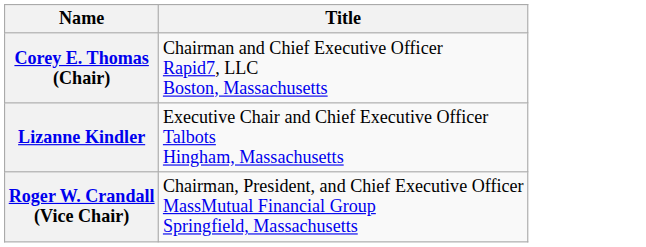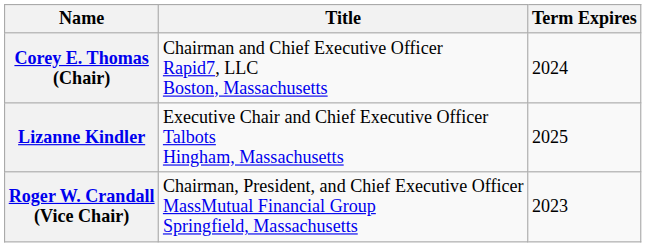+ column: (584, 18)
